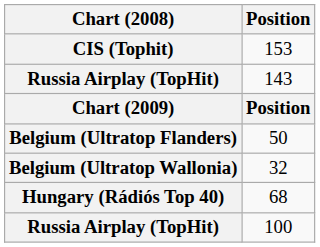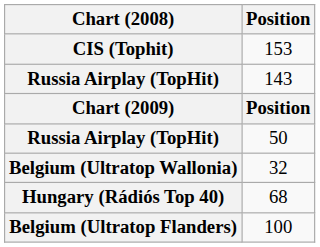(123, 138) Belgium (Ultratop Flanders) -> (123, 138) Russia Airplay (TopHit)
(123, 227) Russia Airplay (TopHit) -> (123, 227) Belgium (Ultratop Flanders)
